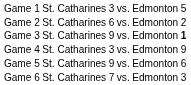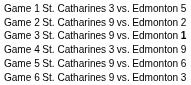(111, 22) 6 -> (111, 22) 9
(111, 78) 7 -> (111, 78) 9
